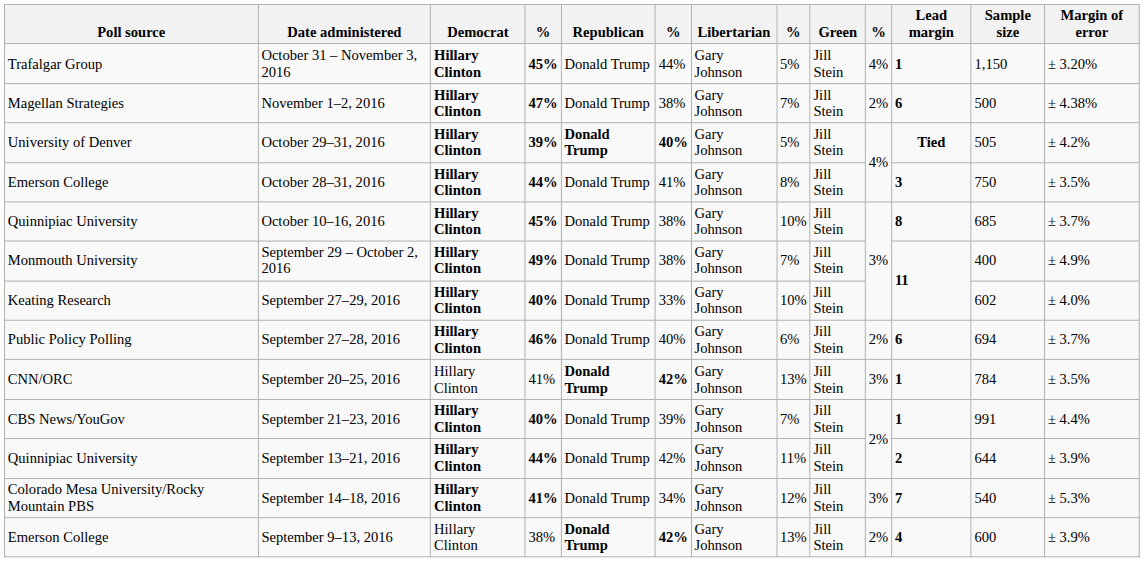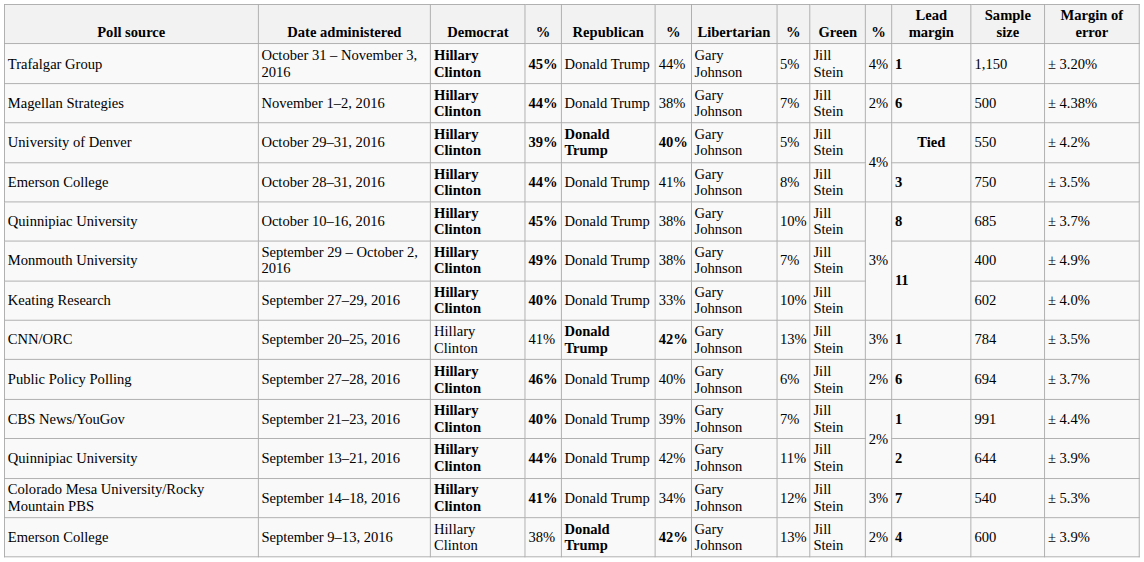(543, 103) 47% -> (543, 103) 44%
(985, 142) 505 -> (985, 142) 550
rows swapped: (331, 340) <-> (331, 379)
